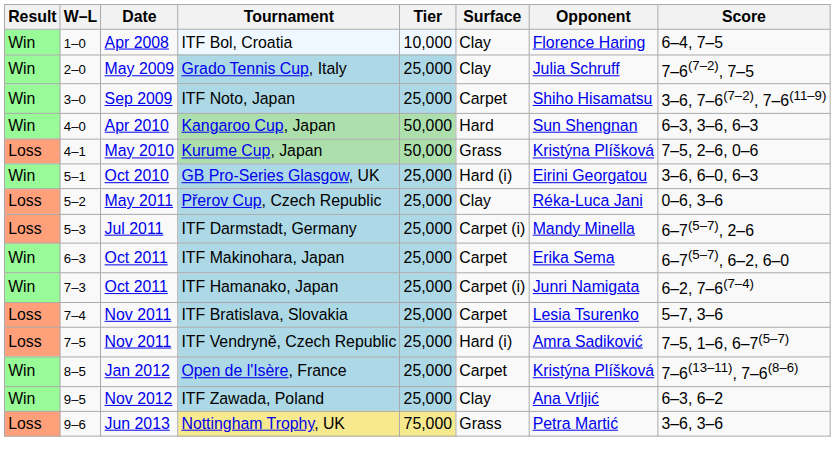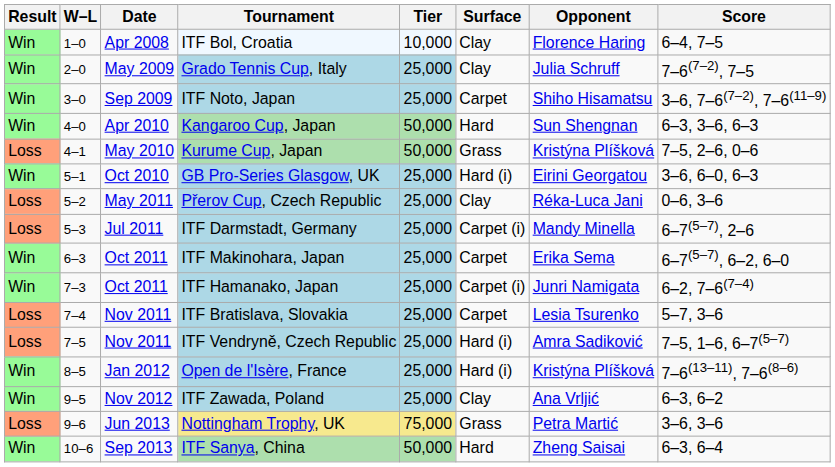(483, 371) Carpet -> (486, 371) Hard (i)
+ row: (243, 448)
